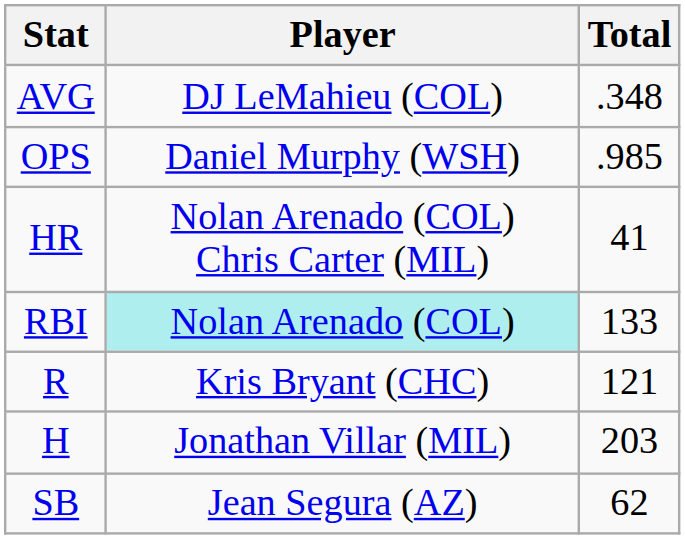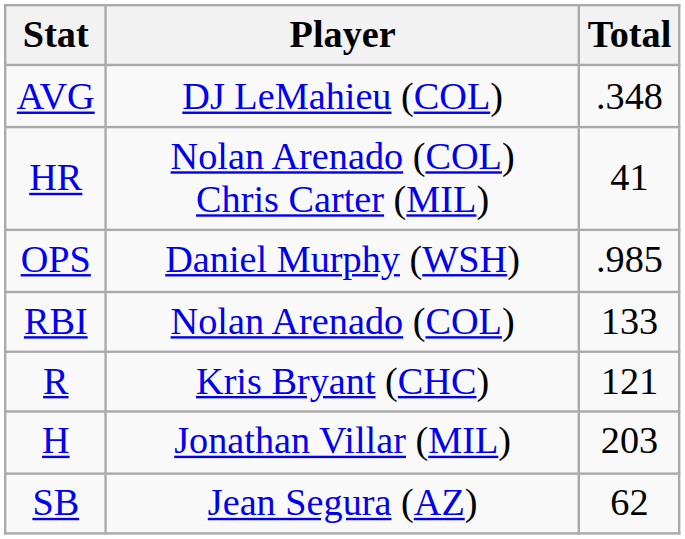rows swapped: (56, 156) <-> (56, 238)
(343, 320) paleturquoise background -> (343, 320) no background
